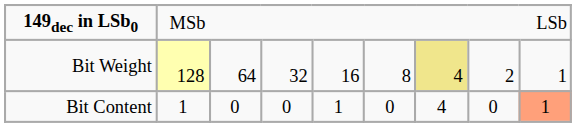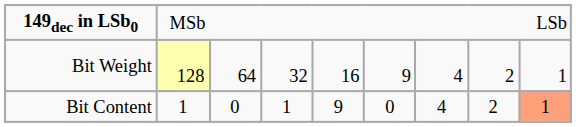(406, 76) 8 -> (406, 76) 9
(458, 76) khaki background -> (458, 76) no background
(287, 106) 0 -> (287, 106) 1
(338, 106) 1 -> (338, 106) 9
(493, 106) 0 -> (493, 106) 2
